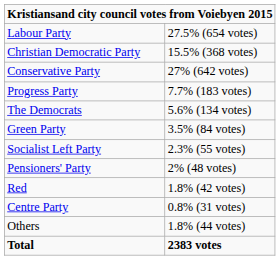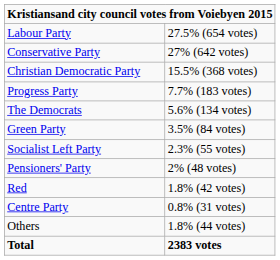rows swapped: (54, 71) <-> (74, 52)
